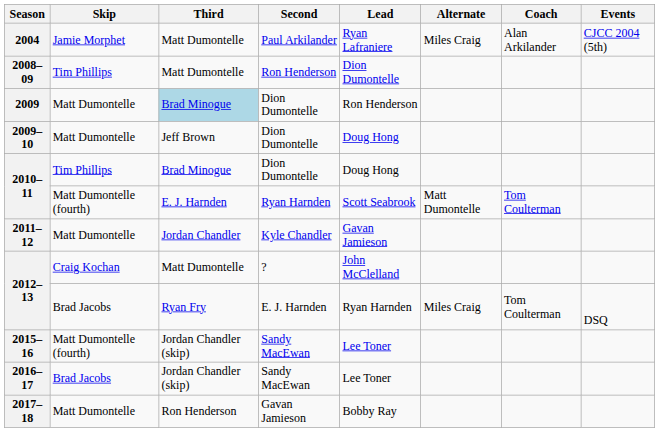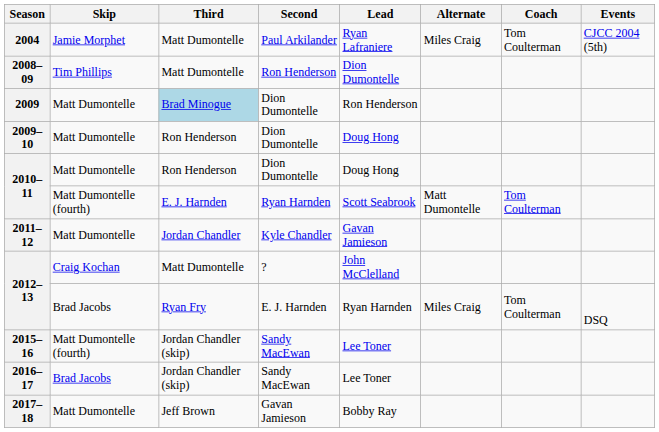(530, 39) Alan Arkilander -> (532, 39) Tom Coulterman
(188, 137) Jeff Brown -> (199, 137) Ron Henderson
(82, 169) Tim Phillips -> (94, 169) Matt Dumontelle
(196, 169) Brad Minogue -> (199, 169) Ron Henderson
(199, 411) Ron Henderson -> (188, 411) Jeff Brown
